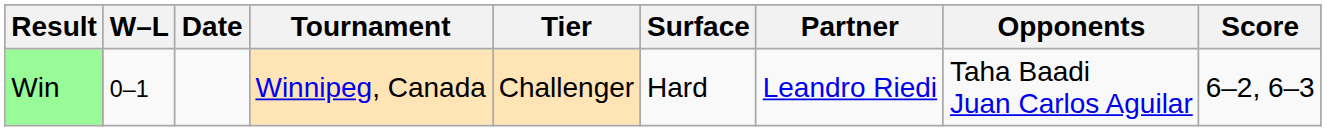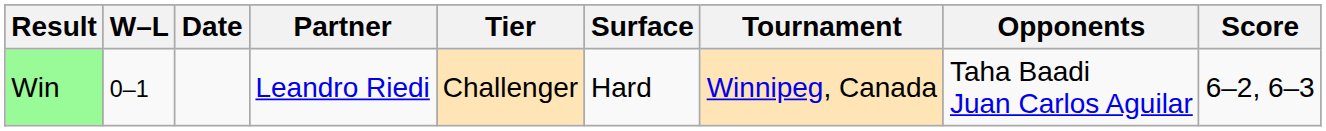columns swapped: (371, 26) <-> (850, 26)
